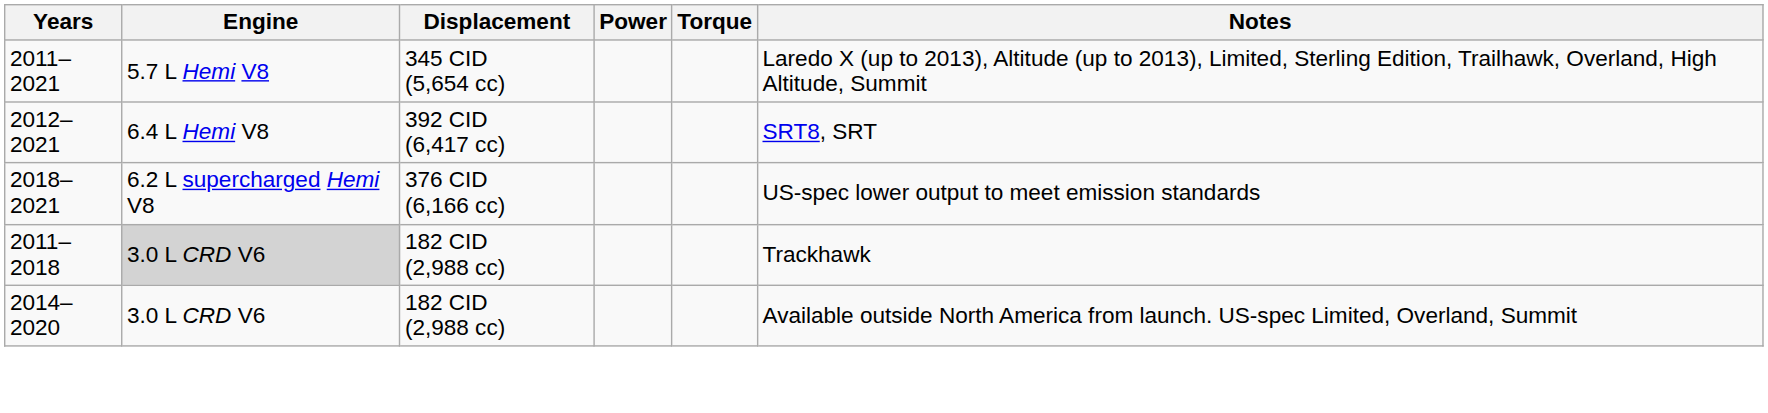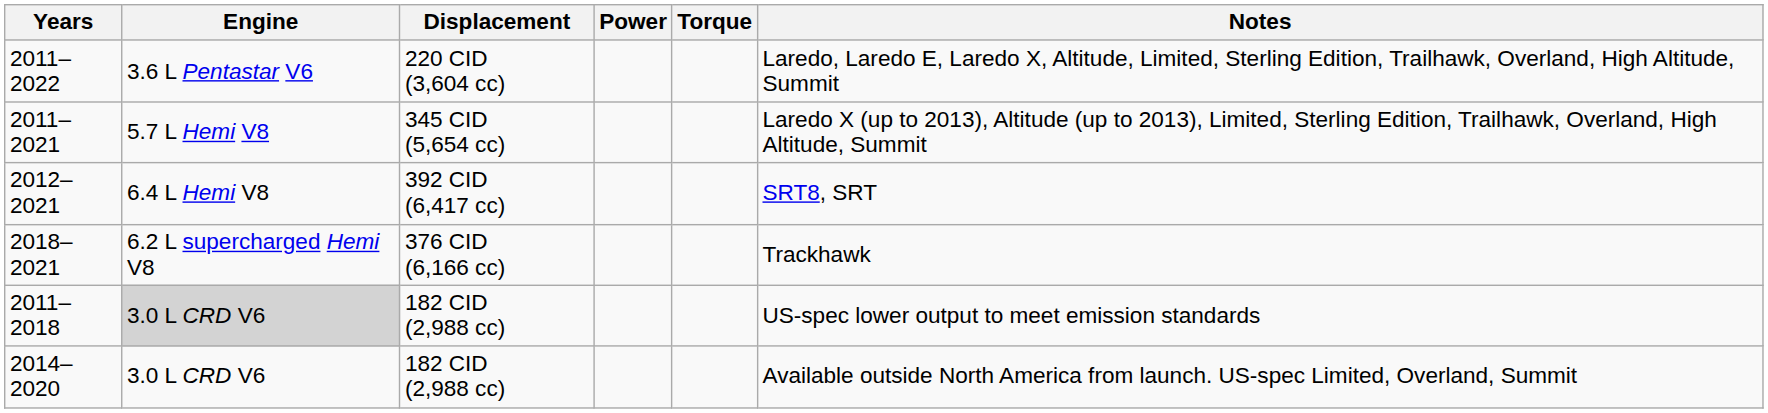+ row: (40, 70)
(1011, 193) US-spec lower output to meet emission standards -> (817, 254) Trackhawk
(817, 254) Trackhawk -> (1011, 315) US-spec lower output to meet emission standards
